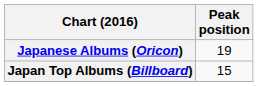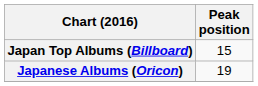rows swapped: (100, 71) <-> (100, 50)
